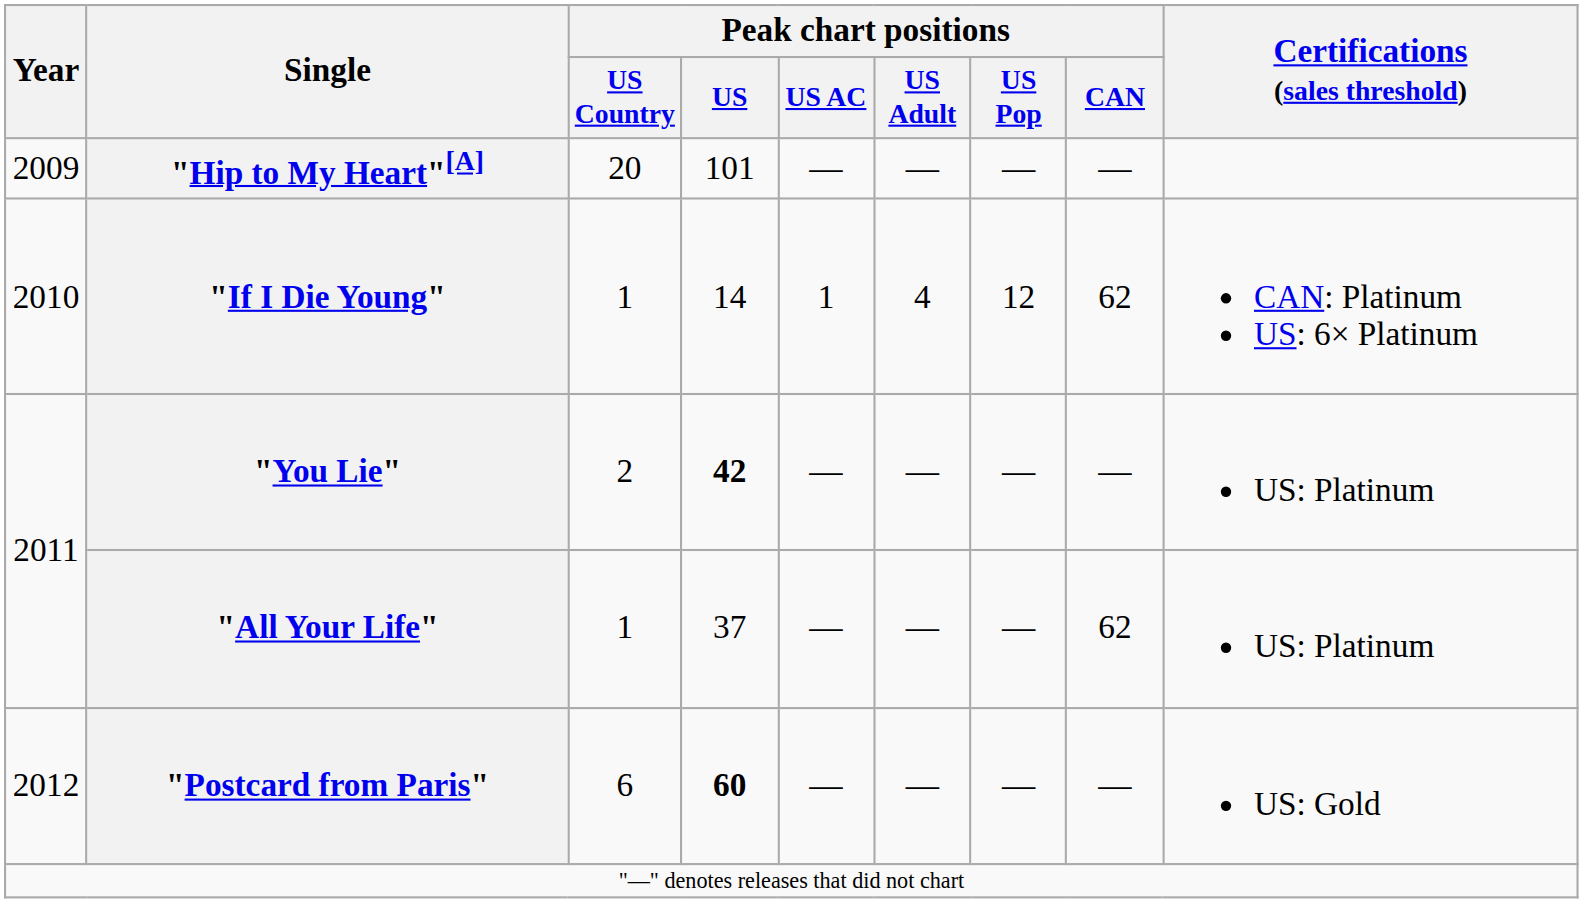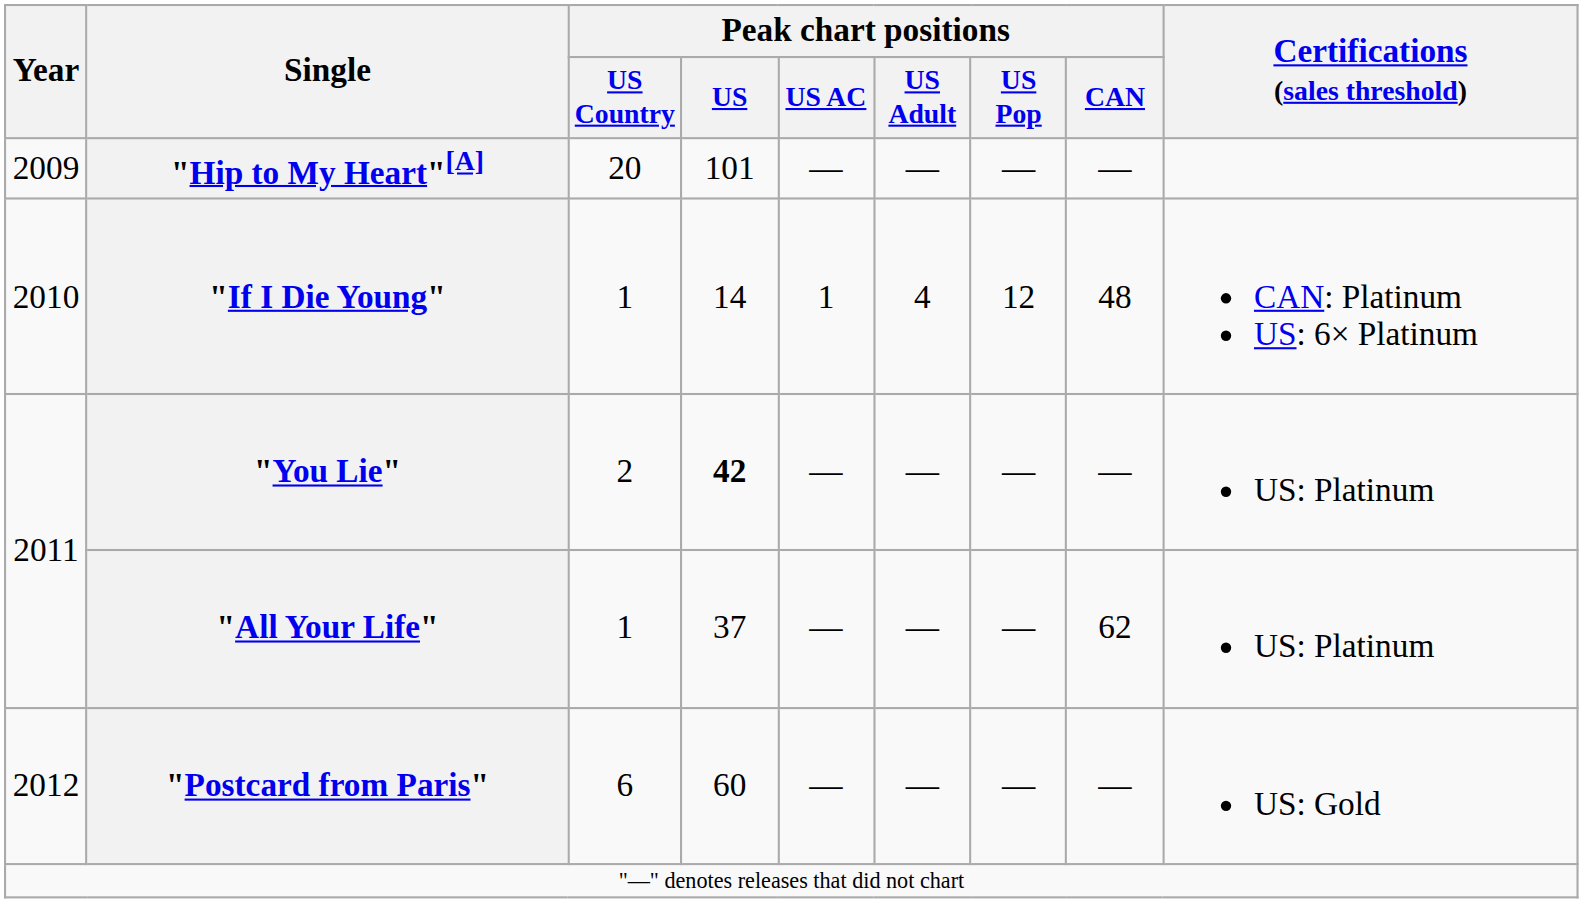(1115, 295) 62 -> (1115, 295) 48
(730, 784) bold -> (730, 784) normal
